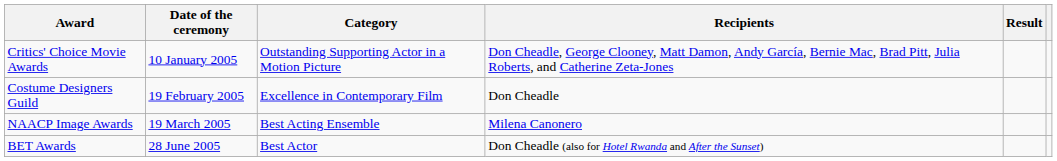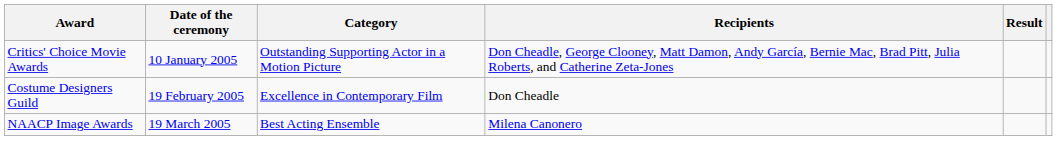- row: (42, 145)
